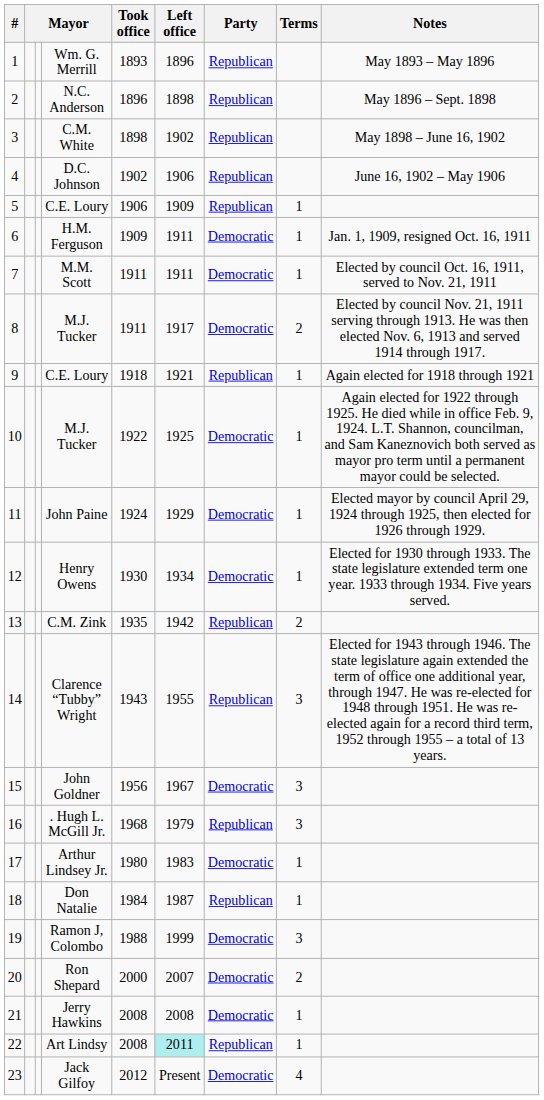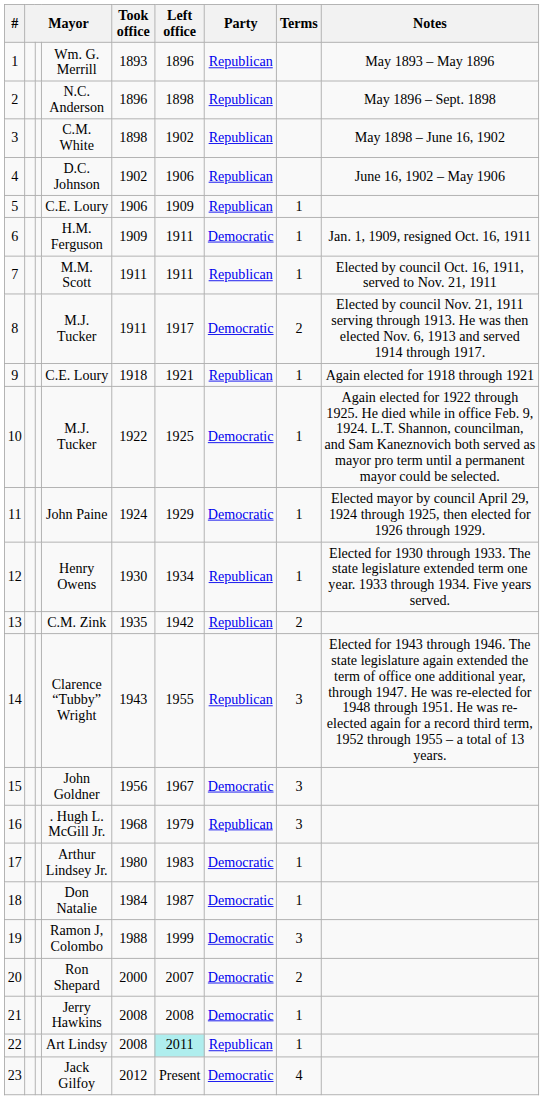(241, 274) Democratic -> (241, 274) Republican
(241, 576) Democratic -> (241, 576) Republican
(241, 900) Republican -> (241, 900) Democratic
